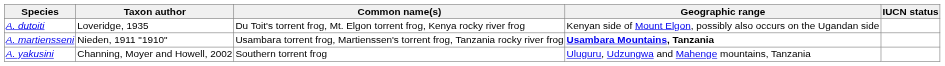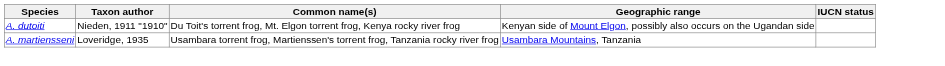(113, 25) Loveridge, 1935 -> (122, 25) Nieden, 1911 "1910"
(122, 40) Nieden, 1911 "1910" -> (113, 40) Loveridge, 1935
(640, 40) bold -> (571, 40) normal
- row: (30, 54)
